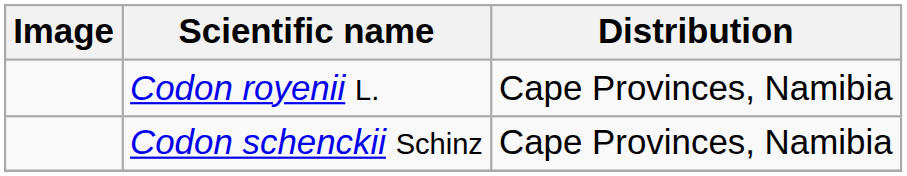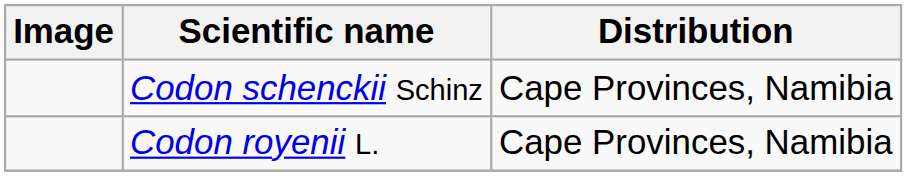rows swapped: (255, 87) <-> (306, 142)
